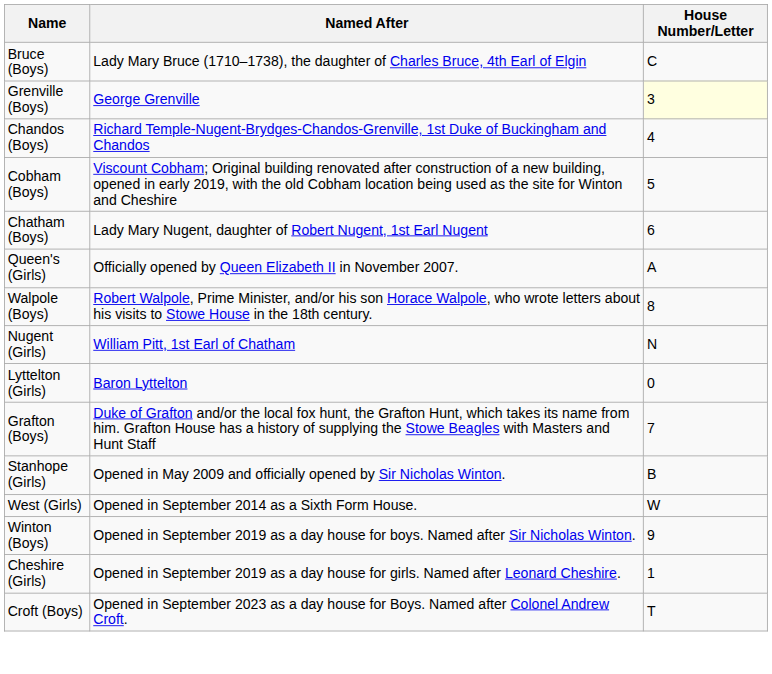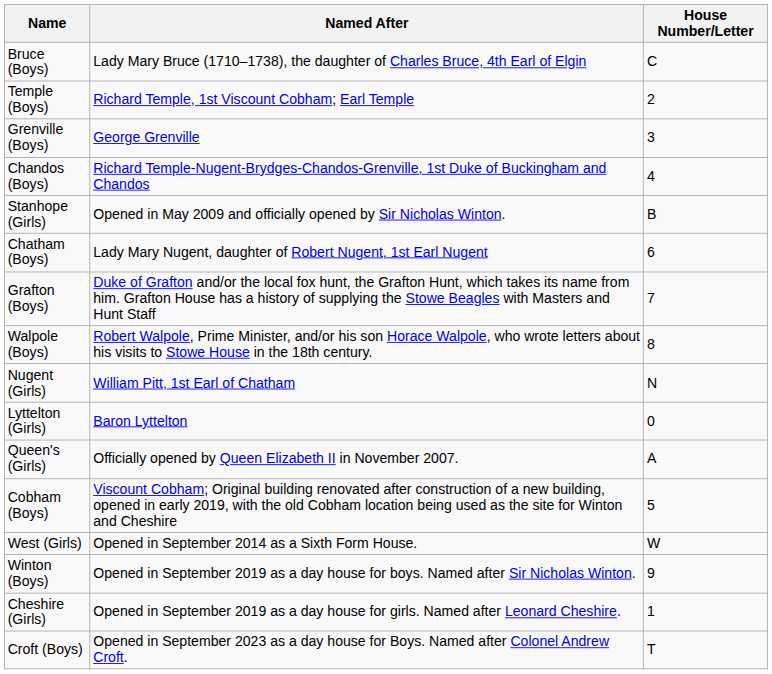+ row: (30, 99)
(651, 99) lightyellow background -> (651, 138) no background
rows swapped: (34, 184) <-> (38, 475)
rows swapped: (31, 429) <-> (34, 268)
